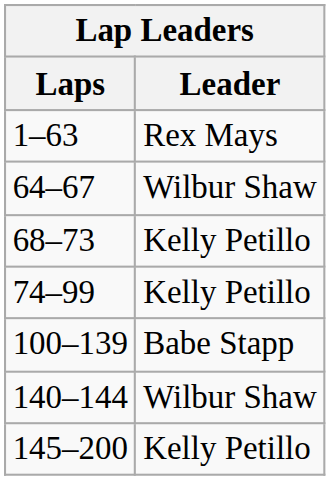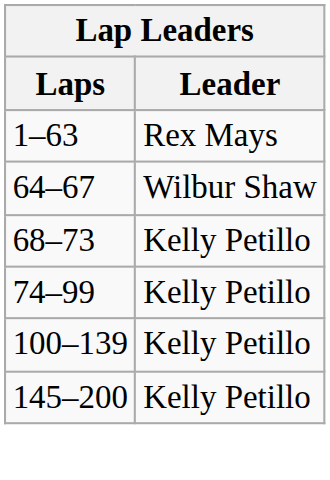(219, 344) Babe Stapp -> (227, 344) Kelly Petillo
- row: (70, 396)
